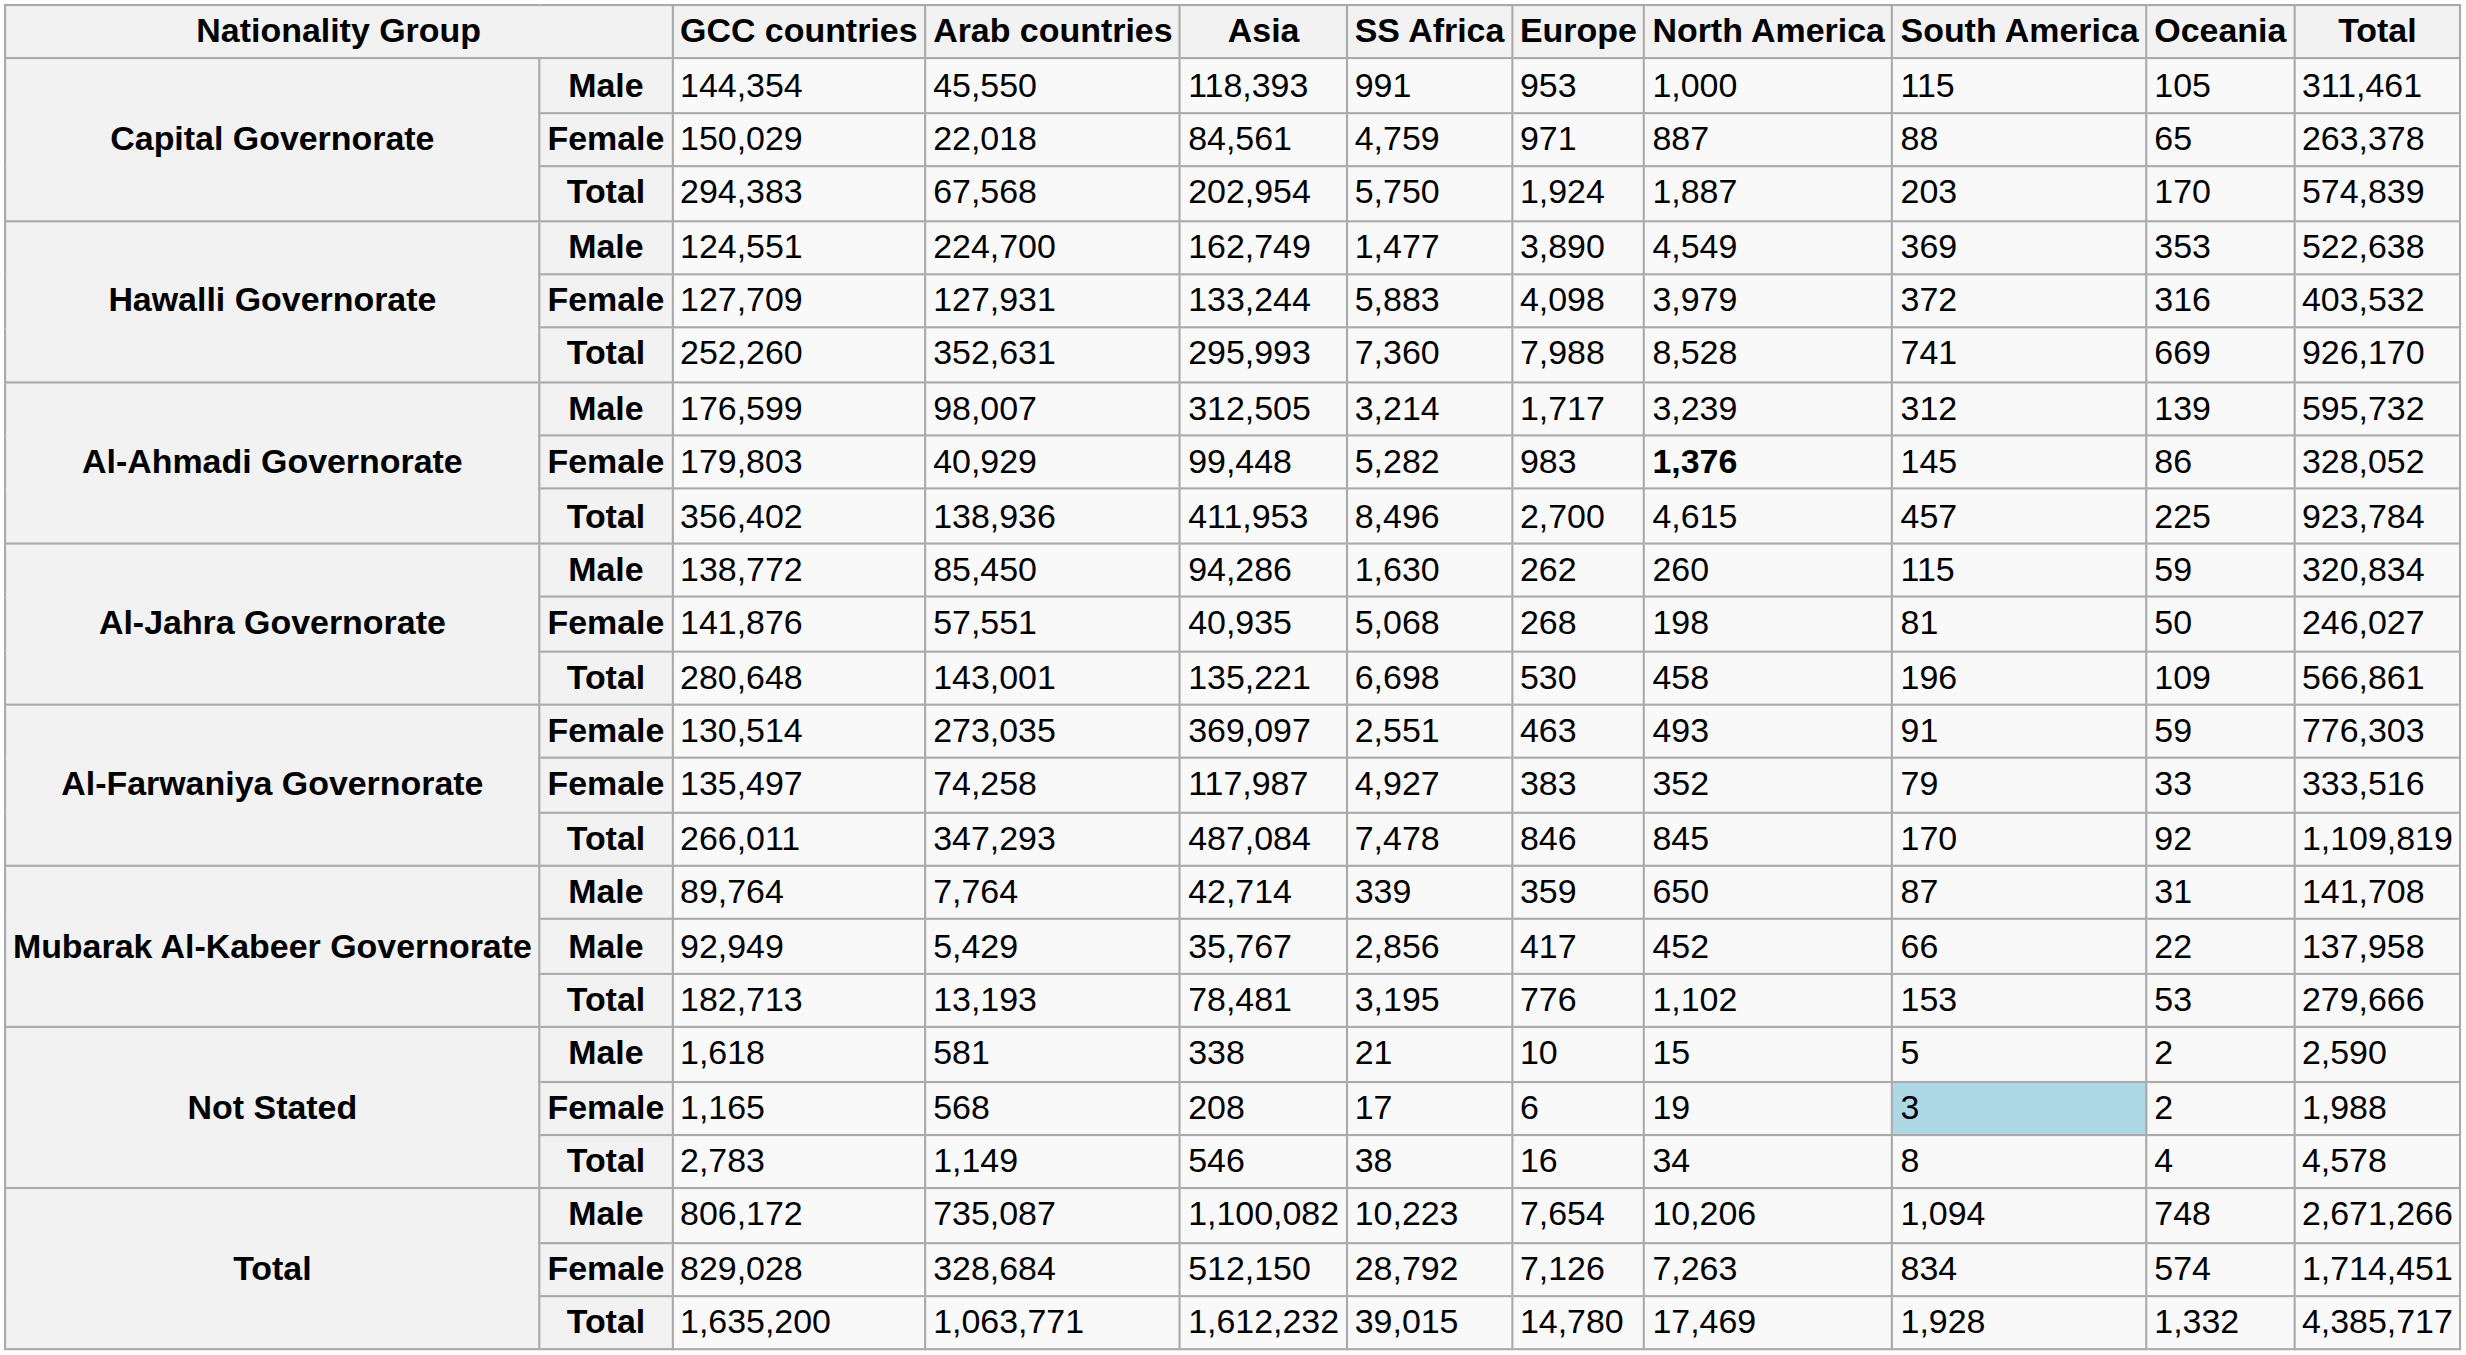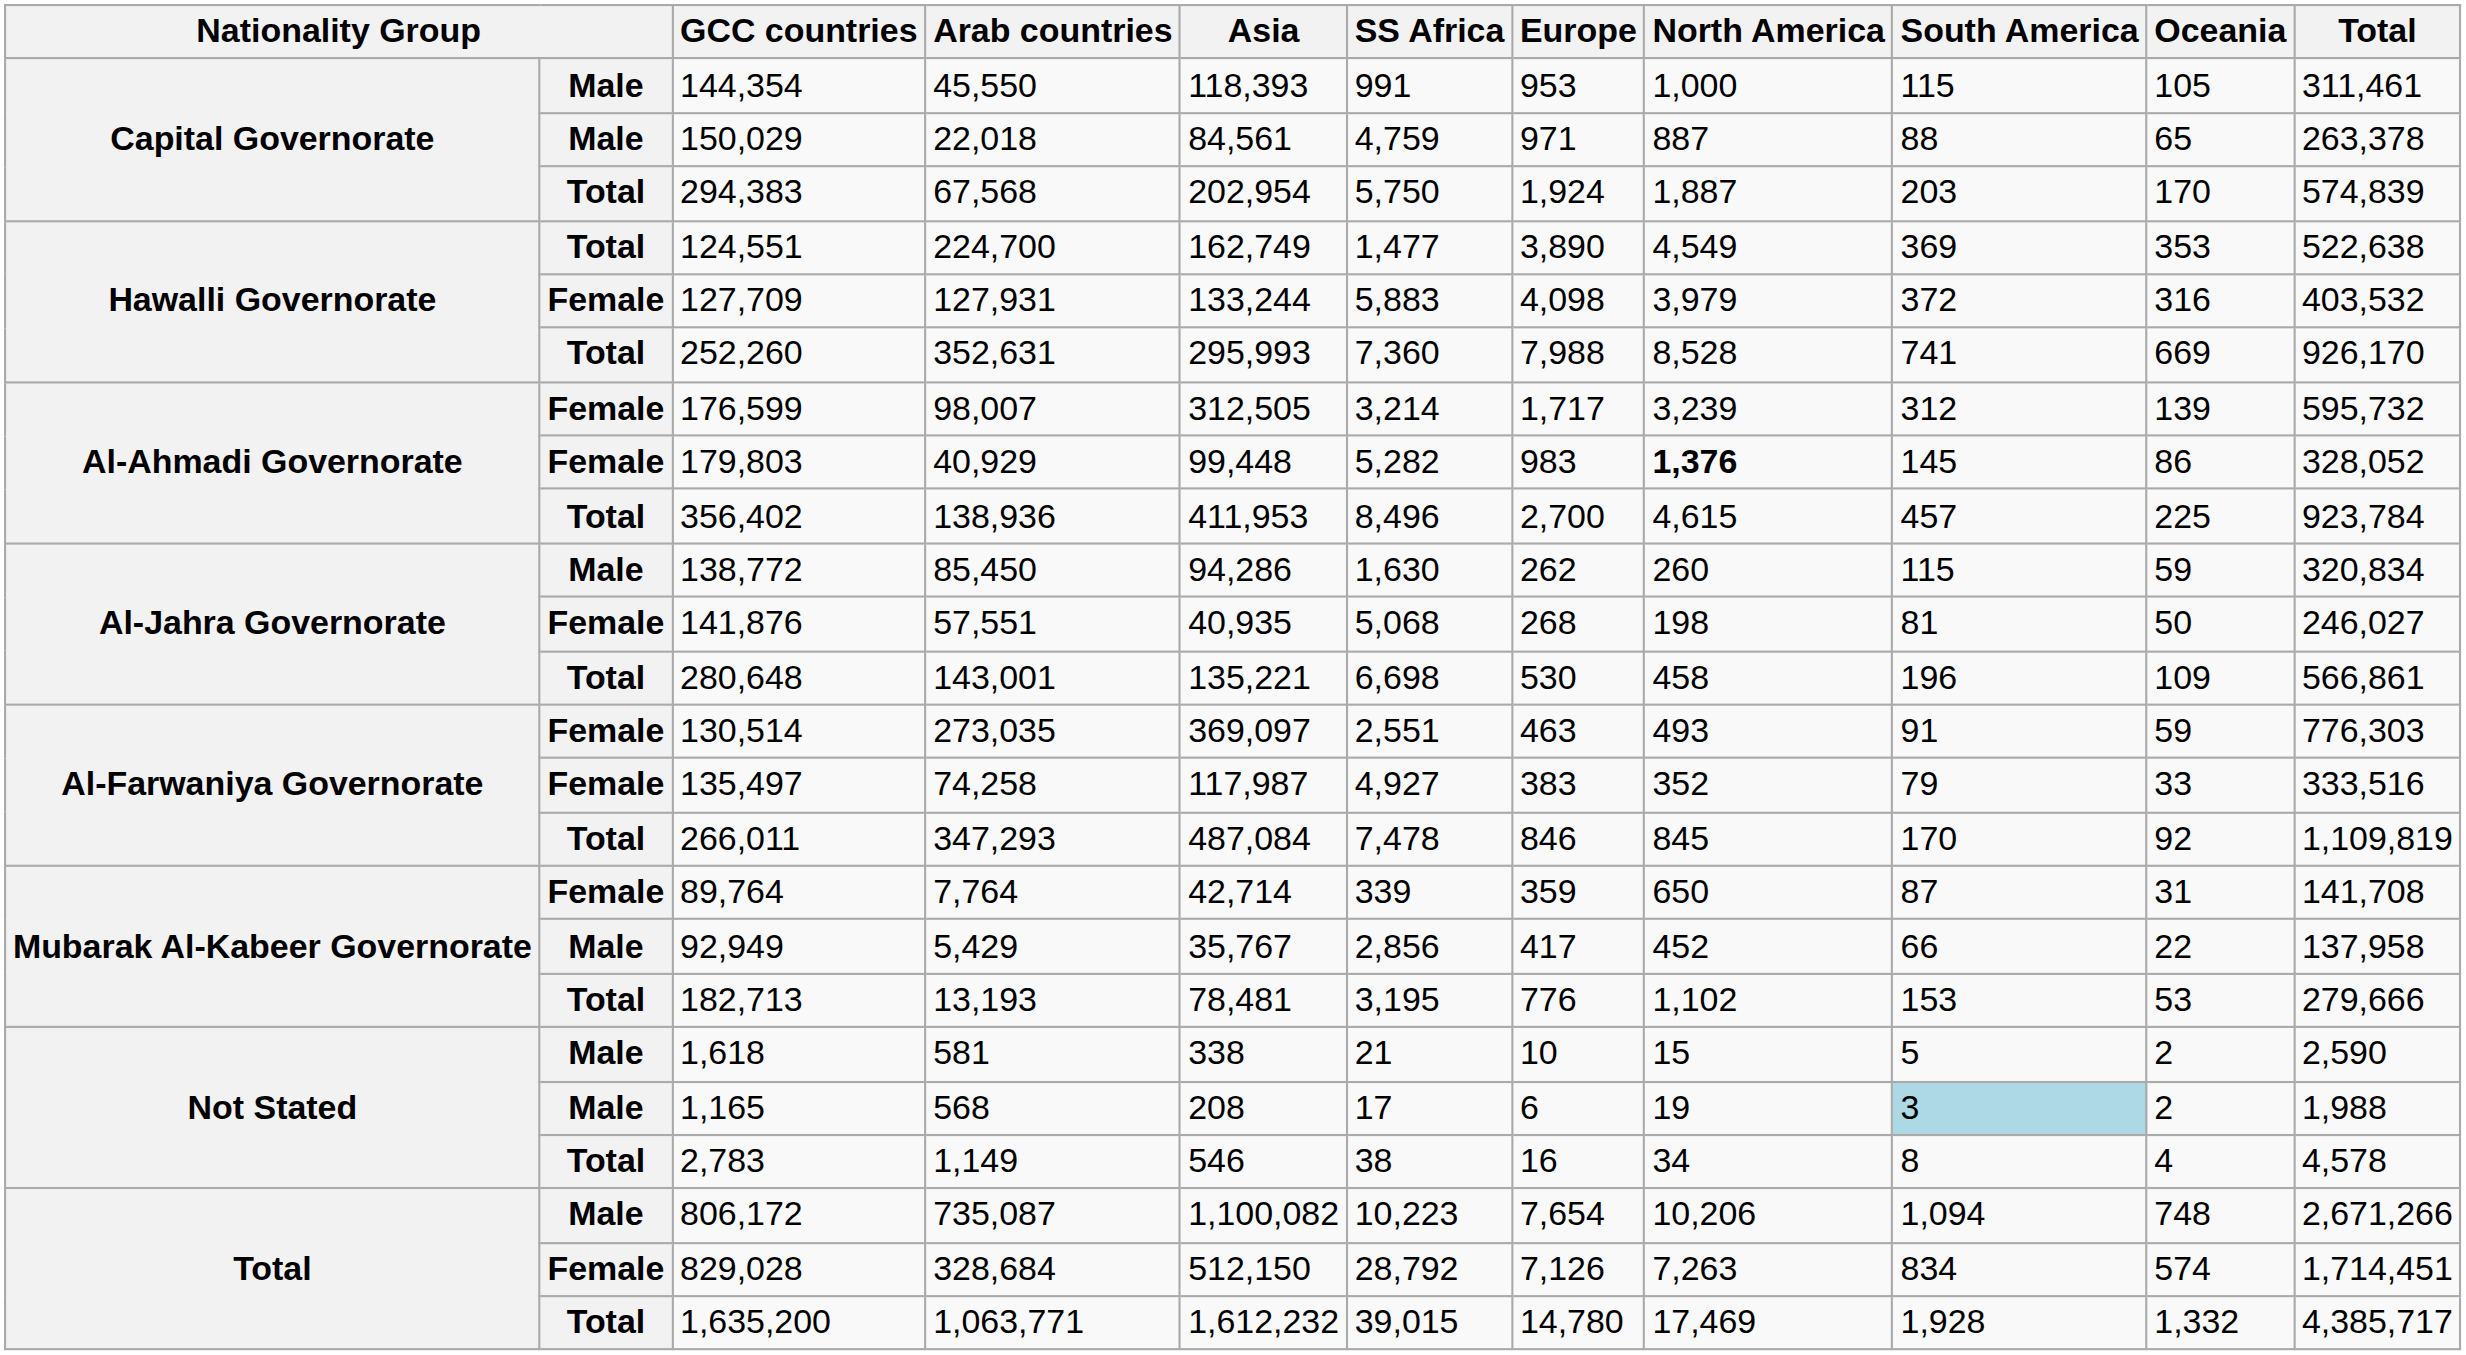(606, 138) Female -> (606, 138) Male
(606, 246) Male -> (606, 246) Total
(606, 407) Male -> (606, 407) Female
(606, 892) Male -> (606, 892) Female
(606, 1107) Female -> (606, 1107) Male
